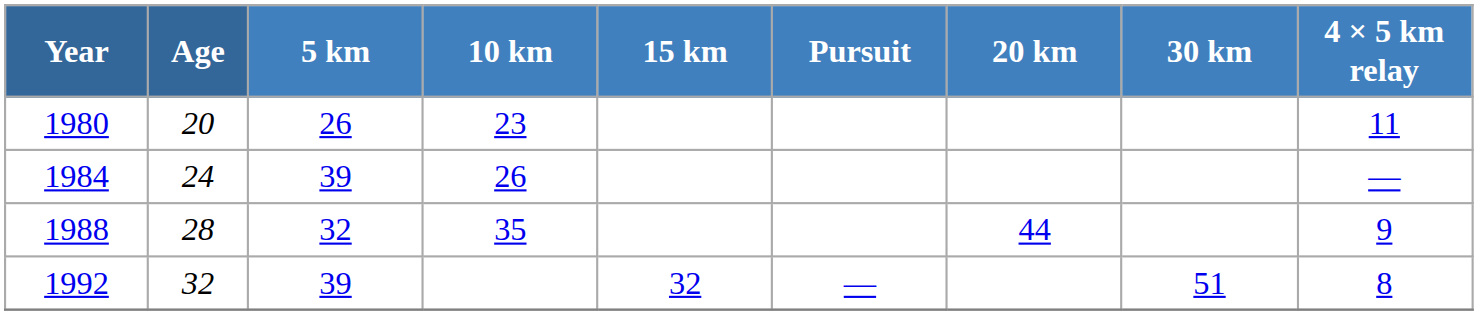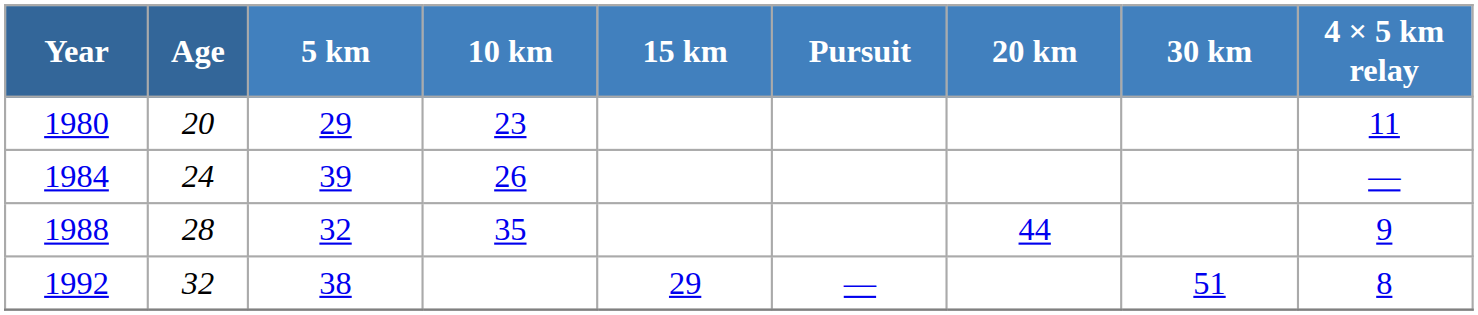(336, 123) 26 -> (336, 123) 29
(336, 283) 39 -> (336, 283) 38
(685, 283) 32 -> (685, 283) 29
